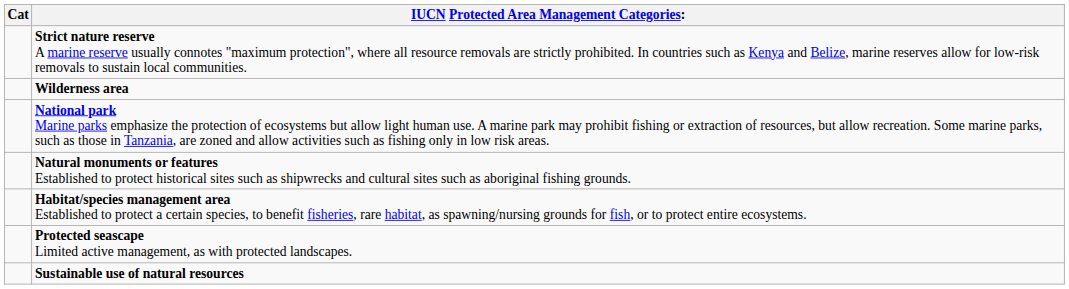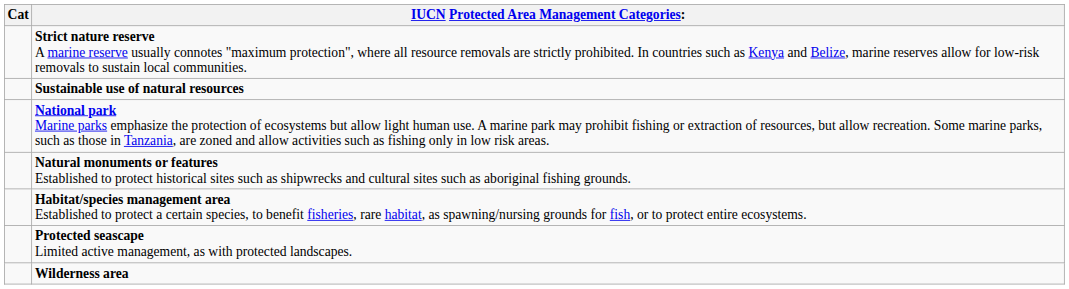rows swapped: (82, 89) <-> (139, 273)
